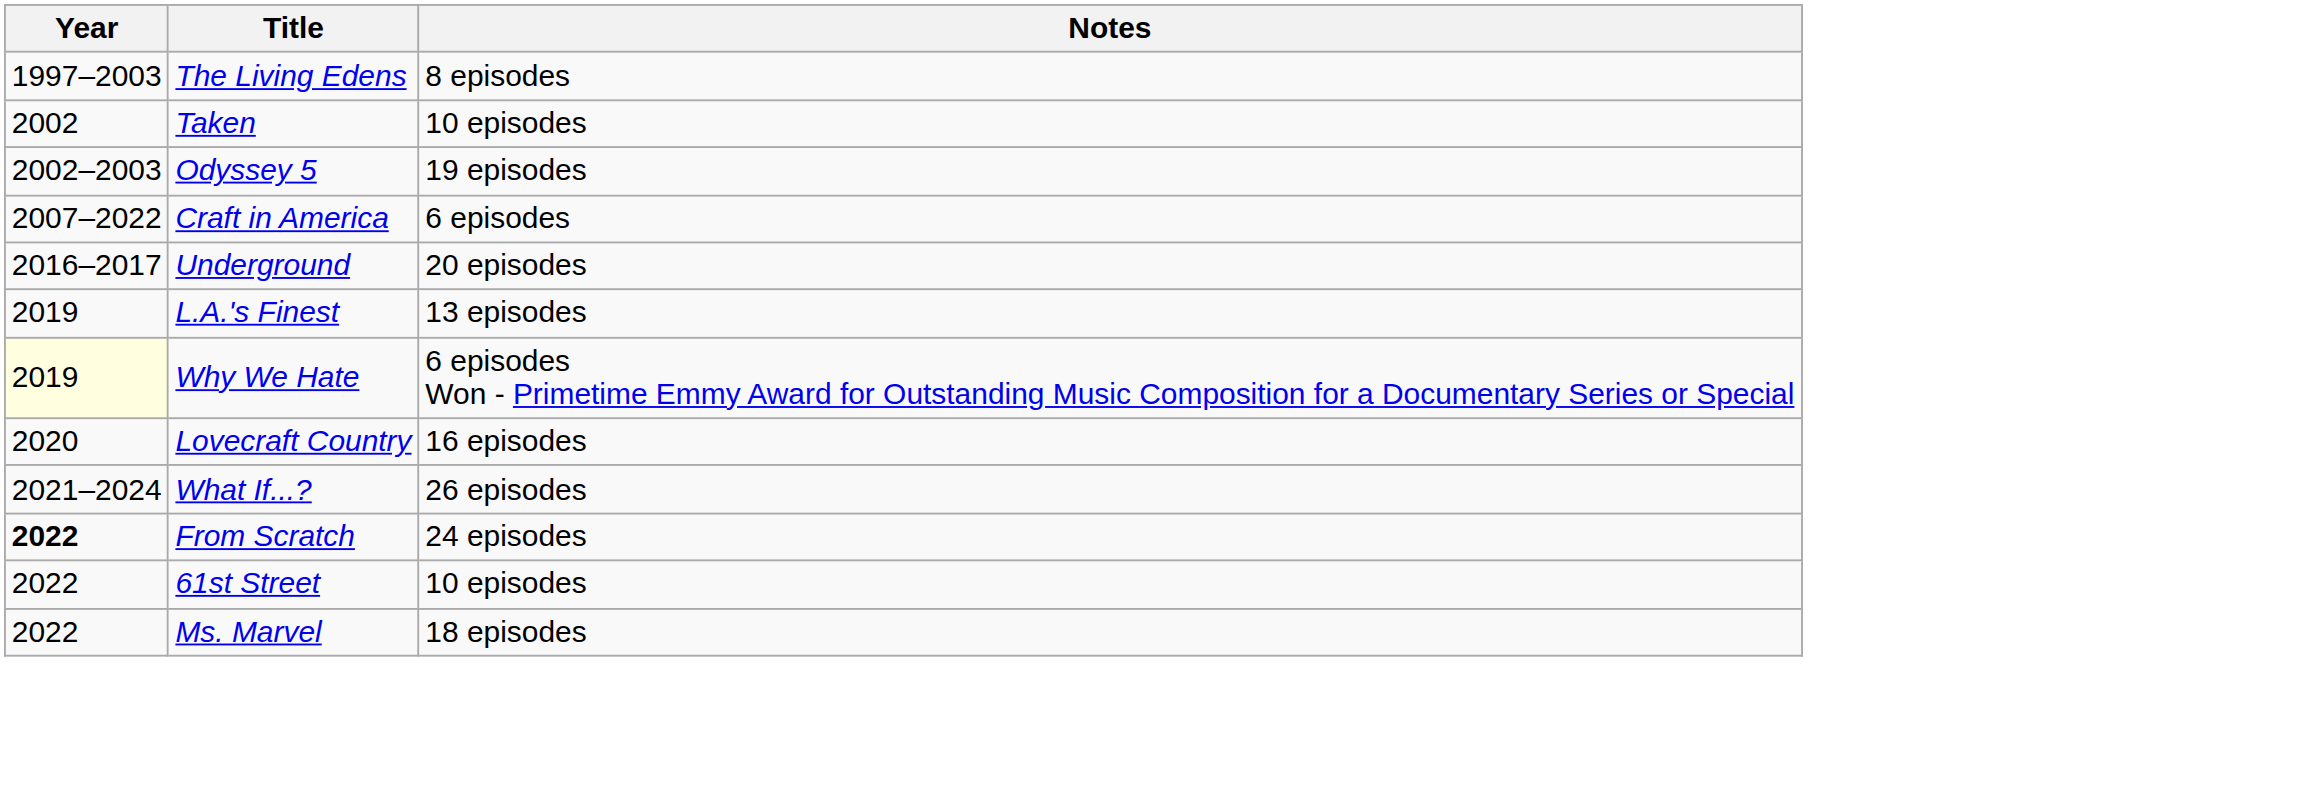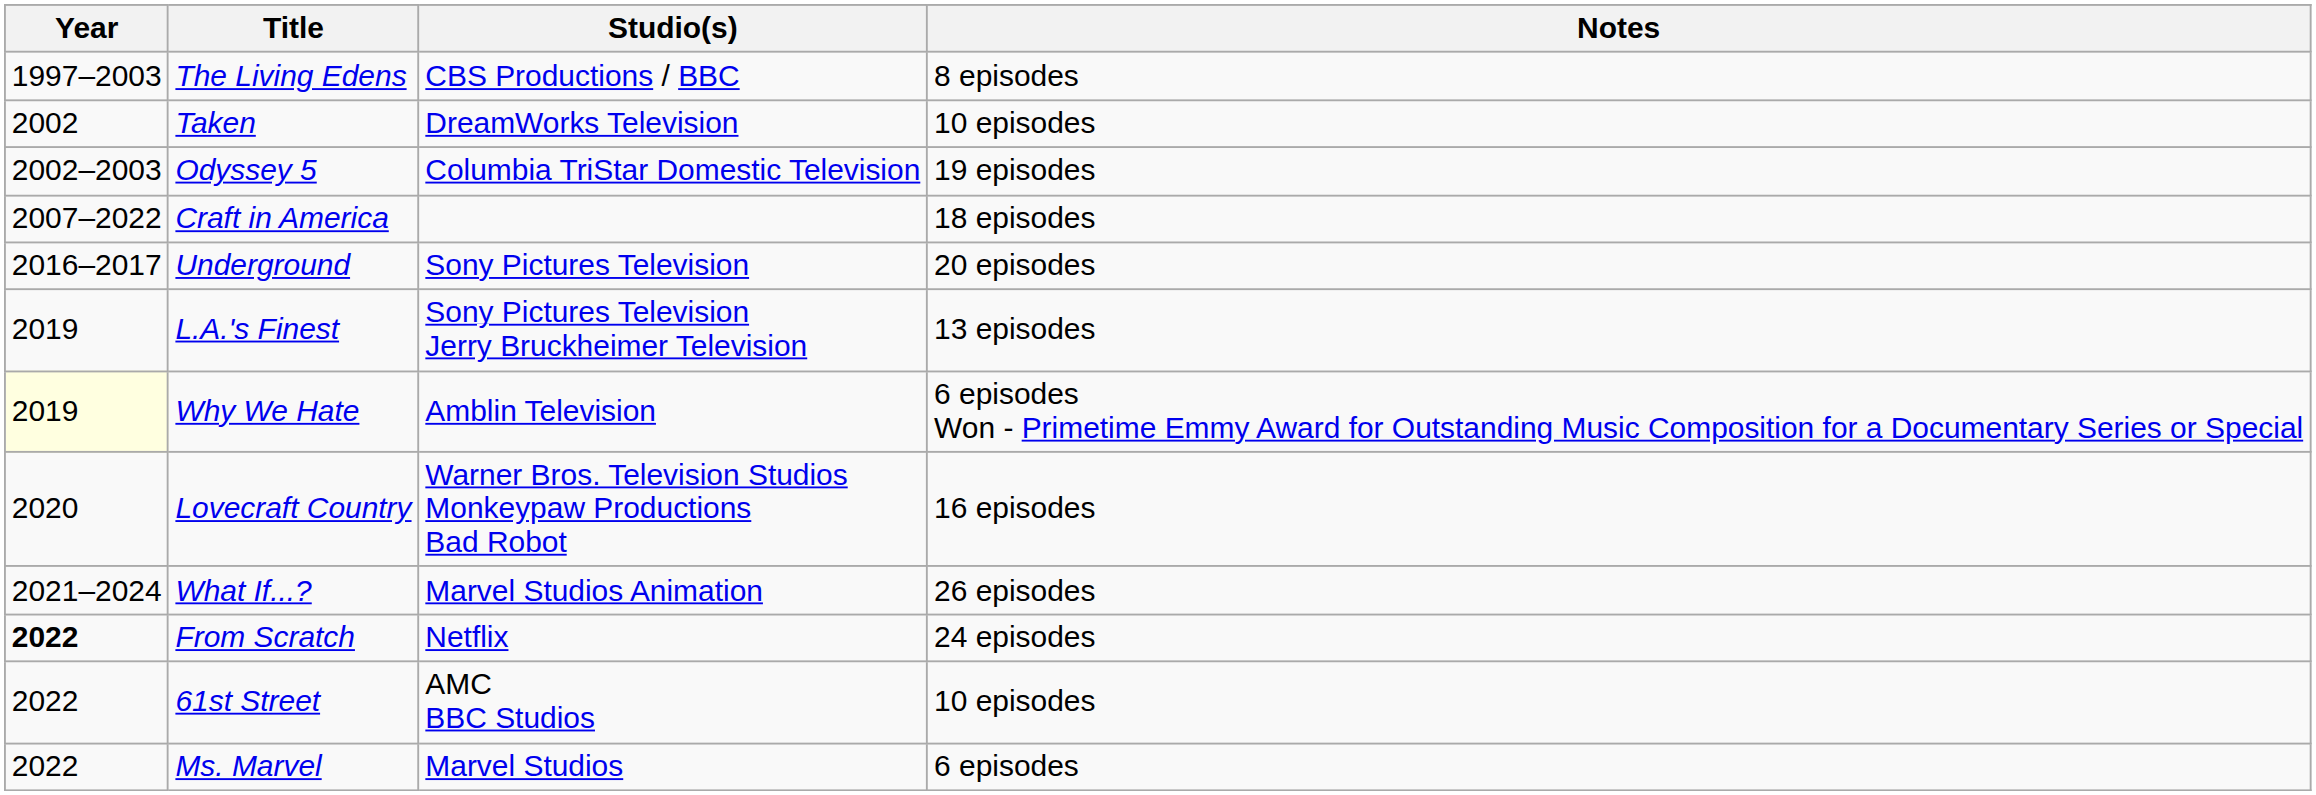+ column: (673, 28)
(498, 218) 6 episodes -> (1015, 218) 18 episodes
(506, 631) 18 episodes -> (1006, 765) 6 episodes
